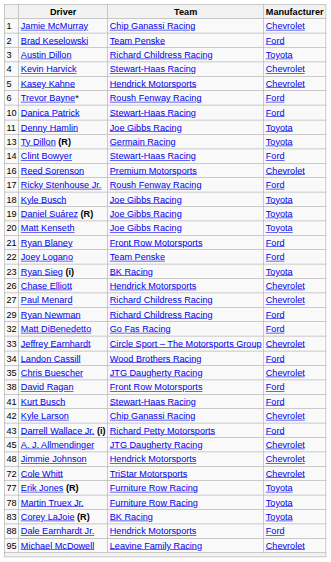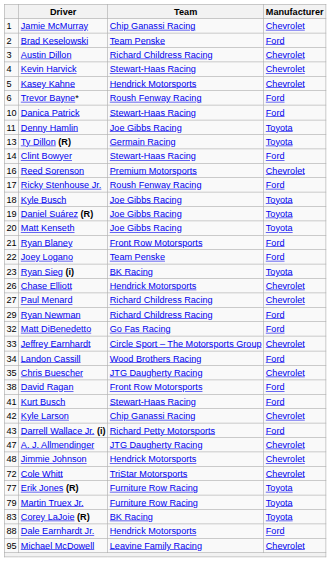(279, 55) Toyota -> (285, 55) Chevrolet
(11, 445) 45 -> (11, 445) 47
(11, 503) 78 -> (11, 503) 79
